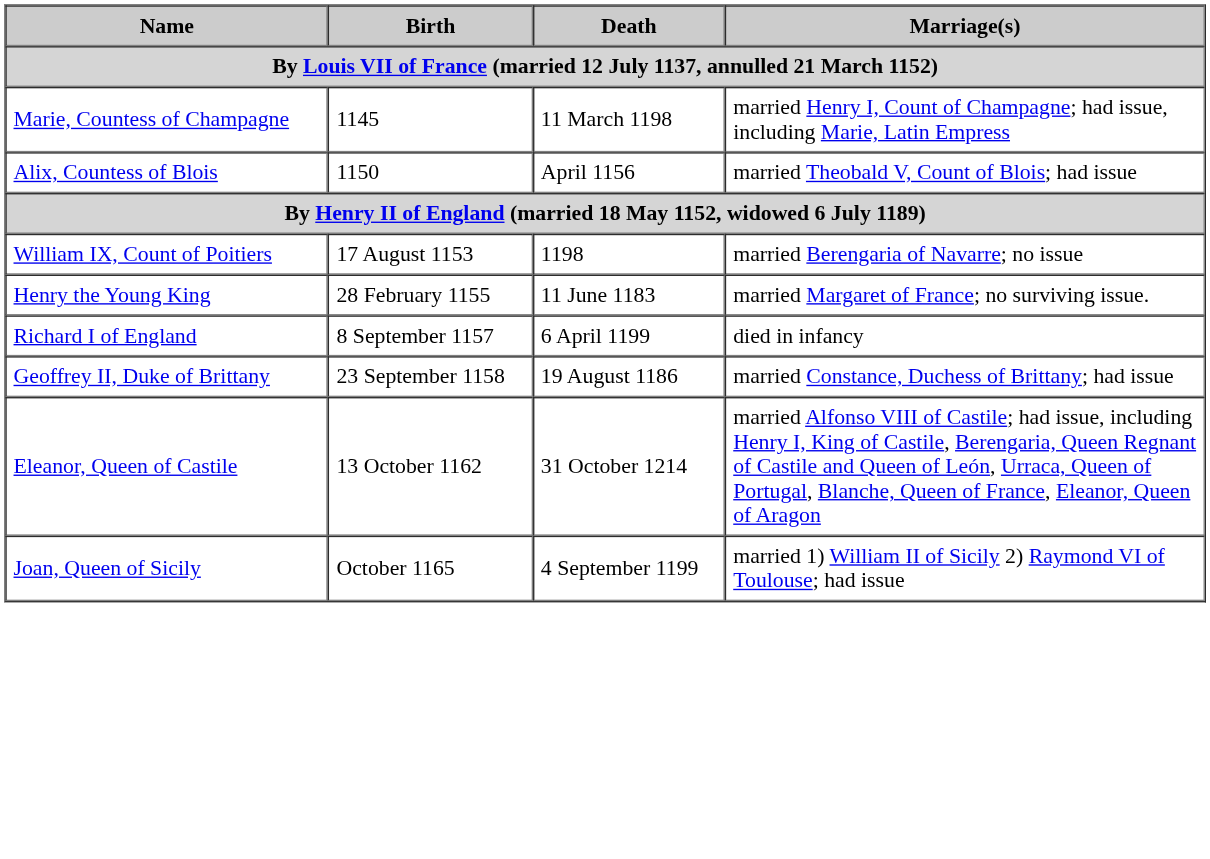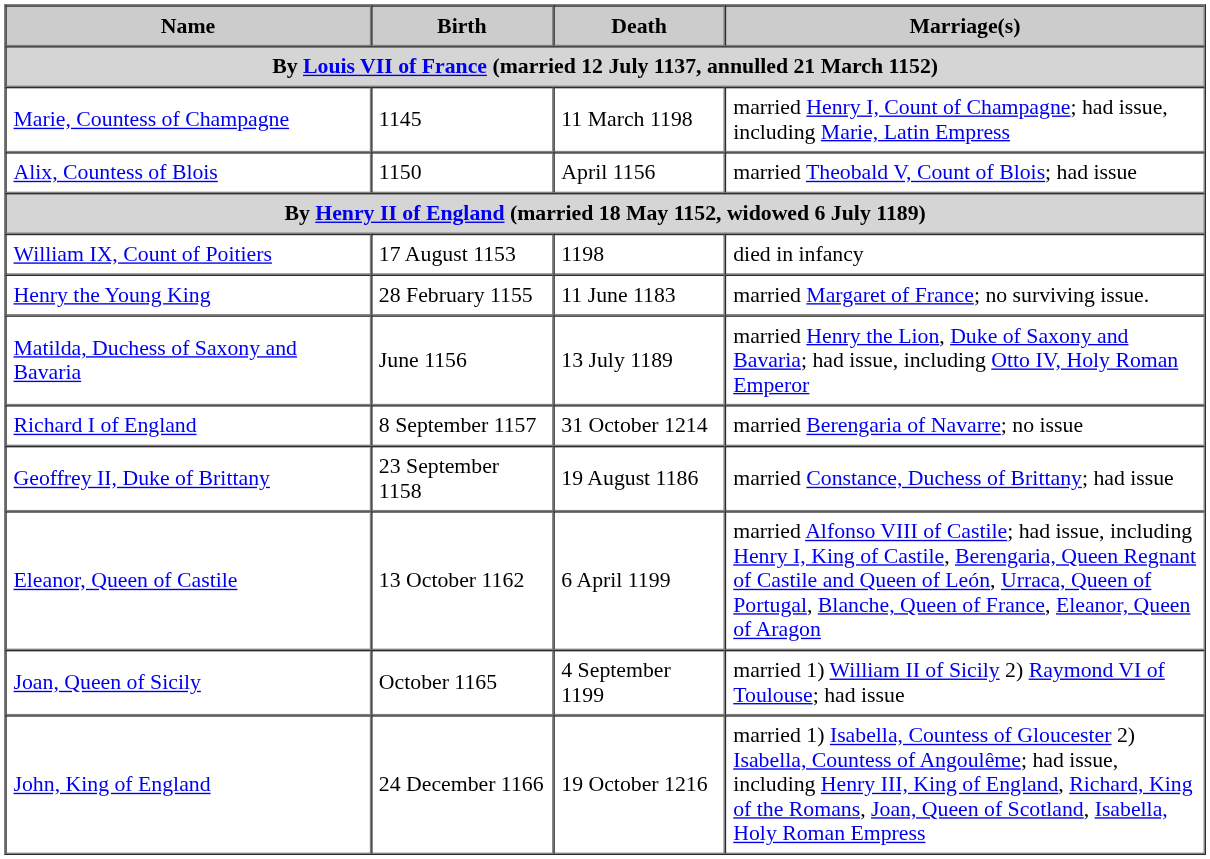(908, 254) married Berengaria of Navarre; no issue -> (798, 254) died in infancy
+ row: (155, 360)
(595, 335) 6 April 1199 -> (634, 425) 31 October 1214
(798, 335) died in infancy -> (908, 425) married Berengaria of Navarre; no issue
(614, 466) 31 October 1214 -> (616, 580) 6 April 1199
+ row: (112, 784)
